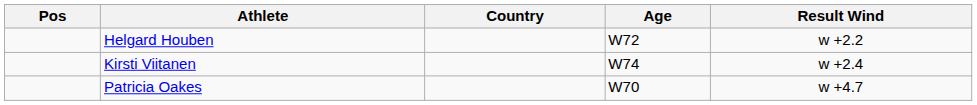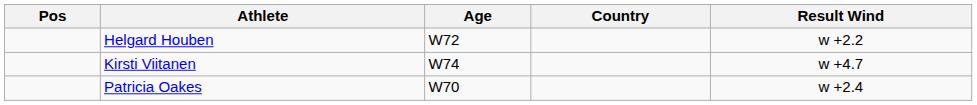columns swapped: (658, 16) <-> (515, 16)
(841, 64) w +2.4 -> (841, 64) w +4.7
(841, 87) w +4.7 -> (841, 87) w +2.4
